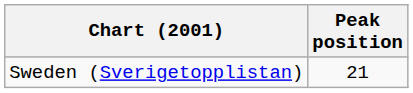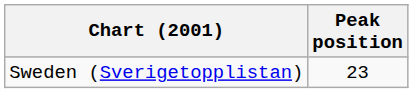(358, 73) 21 -> (358, 73) 23
